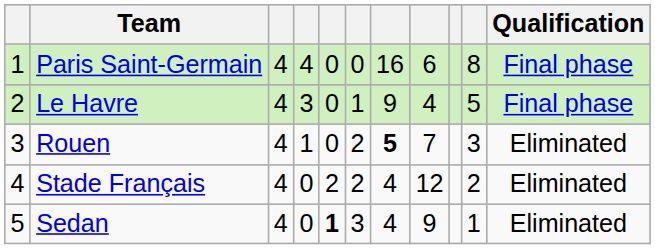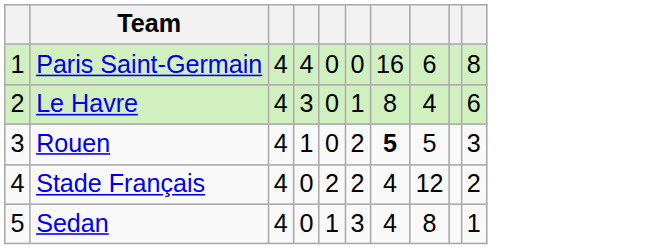- column: (568, 24)
(390, 104) 9 -> (390, 104) 8
(474, 104) 5 -> (474, 104) 6
(430, 143) 7 -> (430, 143) 5
(332, 223) bold -> (332, 223) normal
(430, 223) 9 -> (430, 223) 8
